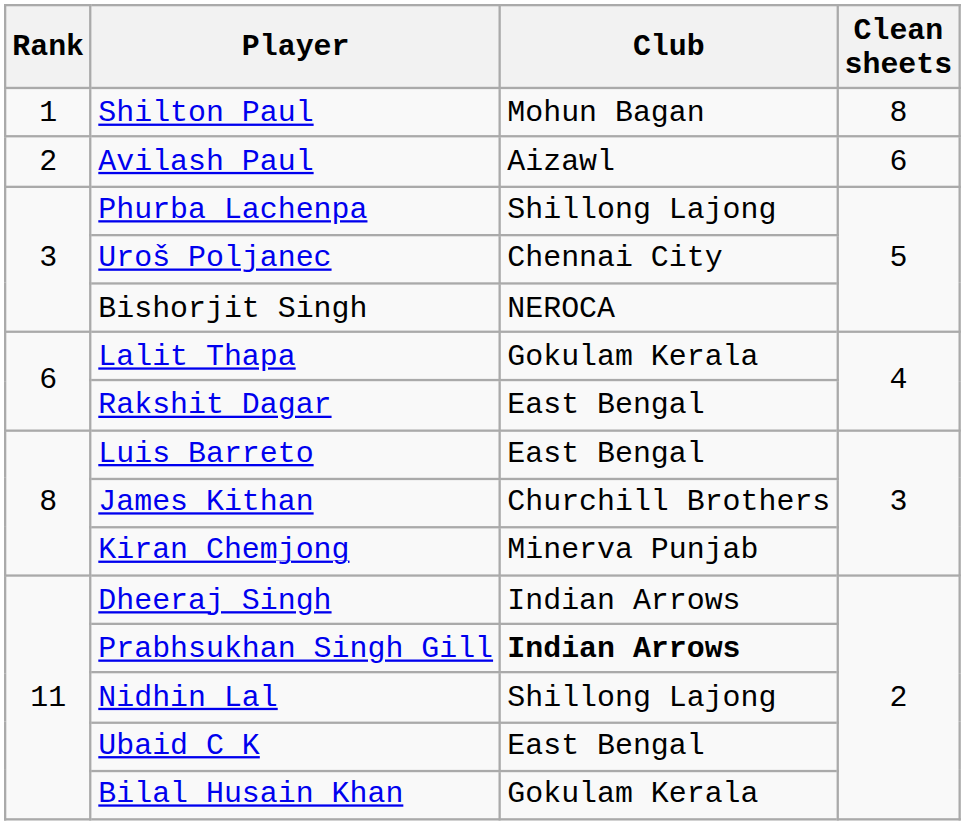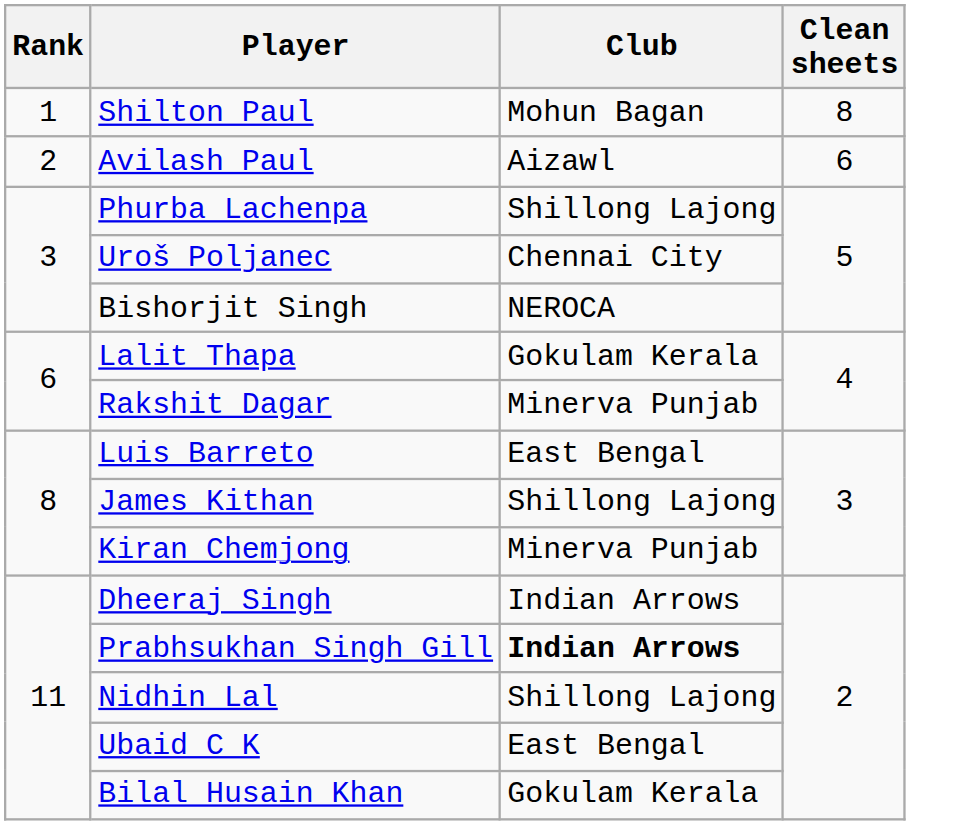(606, 405) East Bengal -> (633, 405) Minerva Punjab
(669, 503) Churchill Brothers -> (642, 503) Shillong Lajong
